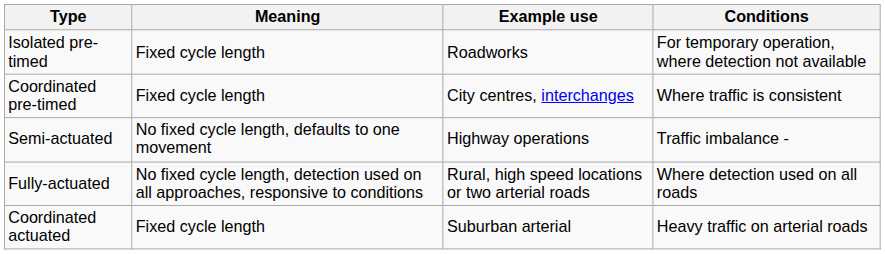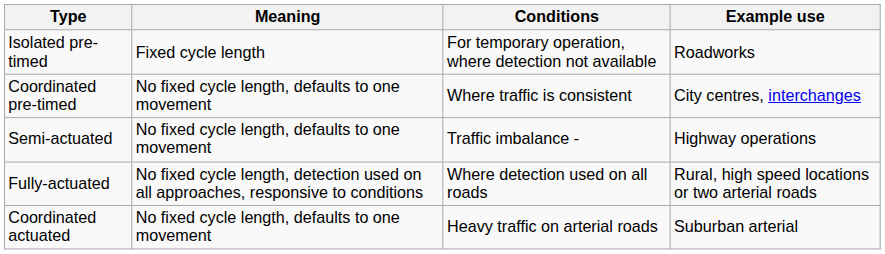columns swapped: (767, 17) <-> (548, 17)
(200, 95) Fixed cycle length -> (268, 95) No fixed cycle length, defaults to one movement
(200, 227) Fixed cycle length -> (268, 227) No fixed cycle length, defaults to one movement
